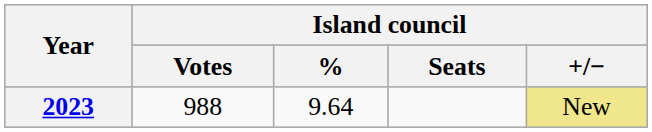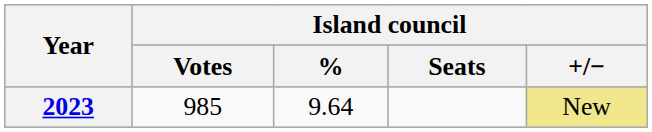(203, 106) 988 -> (203, 106) 985
